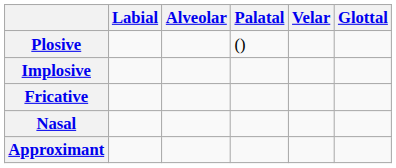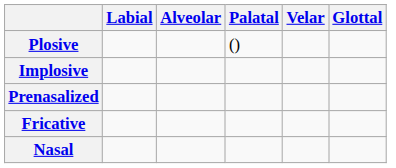+ row: (53, 96)
- row: (56, 149)
